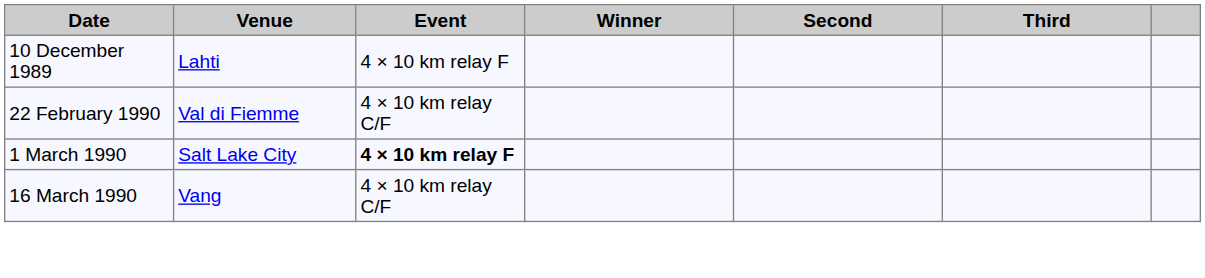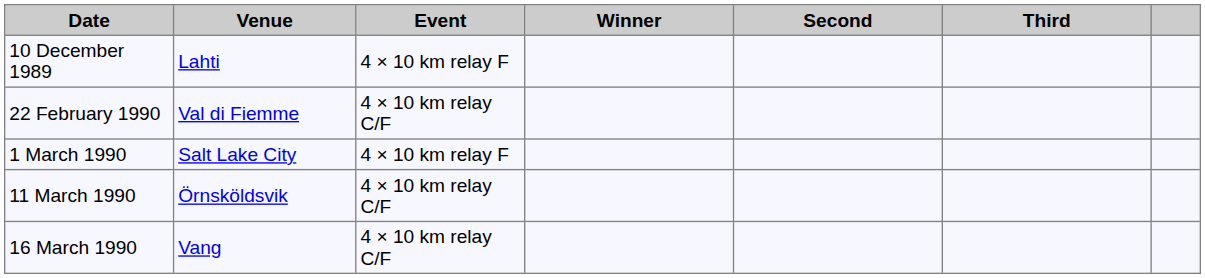(437, 154) bold -> (435, 154) normal
+ row: (72, 196)
